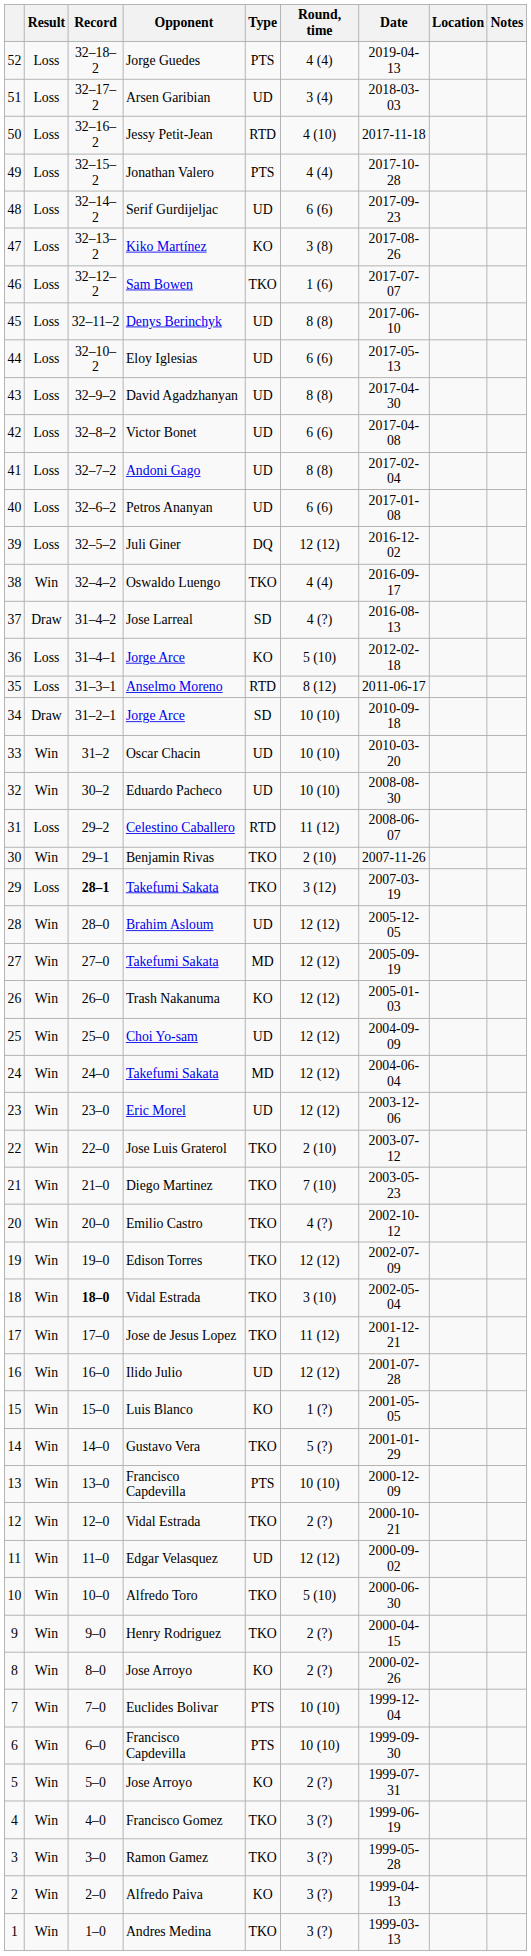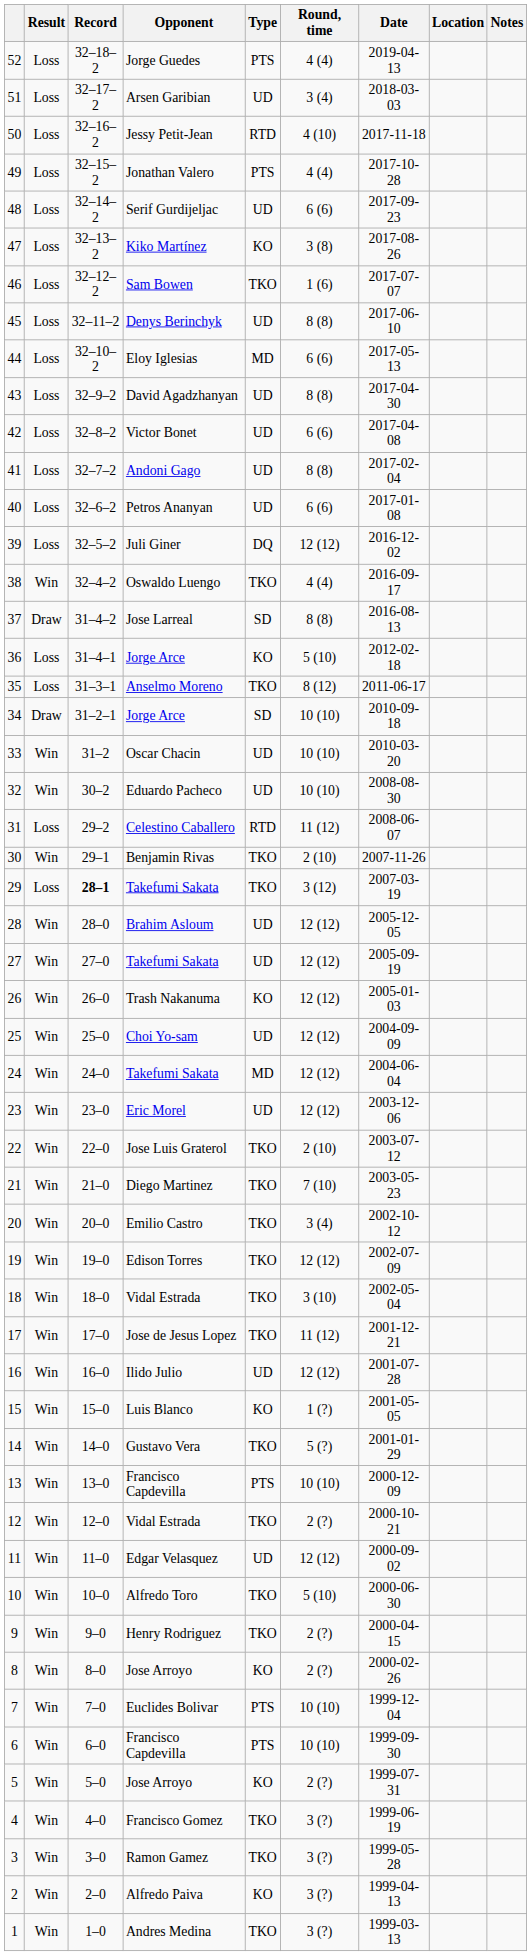(263, 358) UD -> (263, 358) MD
(319, 619) 4 (?) -> (319, 619) 8 (8)
(263, 686) RTD -> (263, 686) TKO
(263, 962) MD -> (263, 962) UD
(319, 1223) 4 (?) -> (319, 1223) 3 (4)
(96, 1297) bold -> (96, 1297) normal
